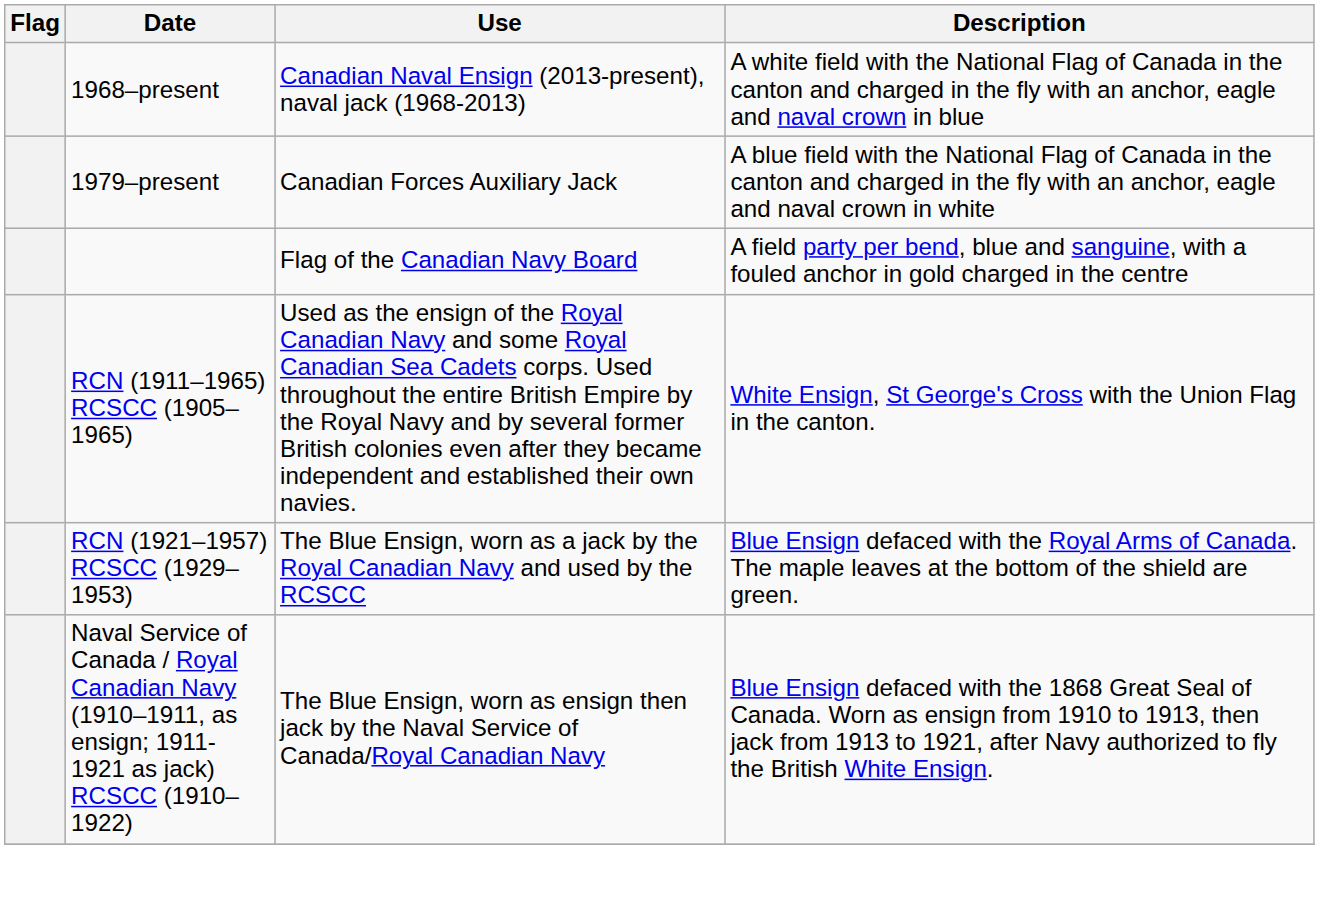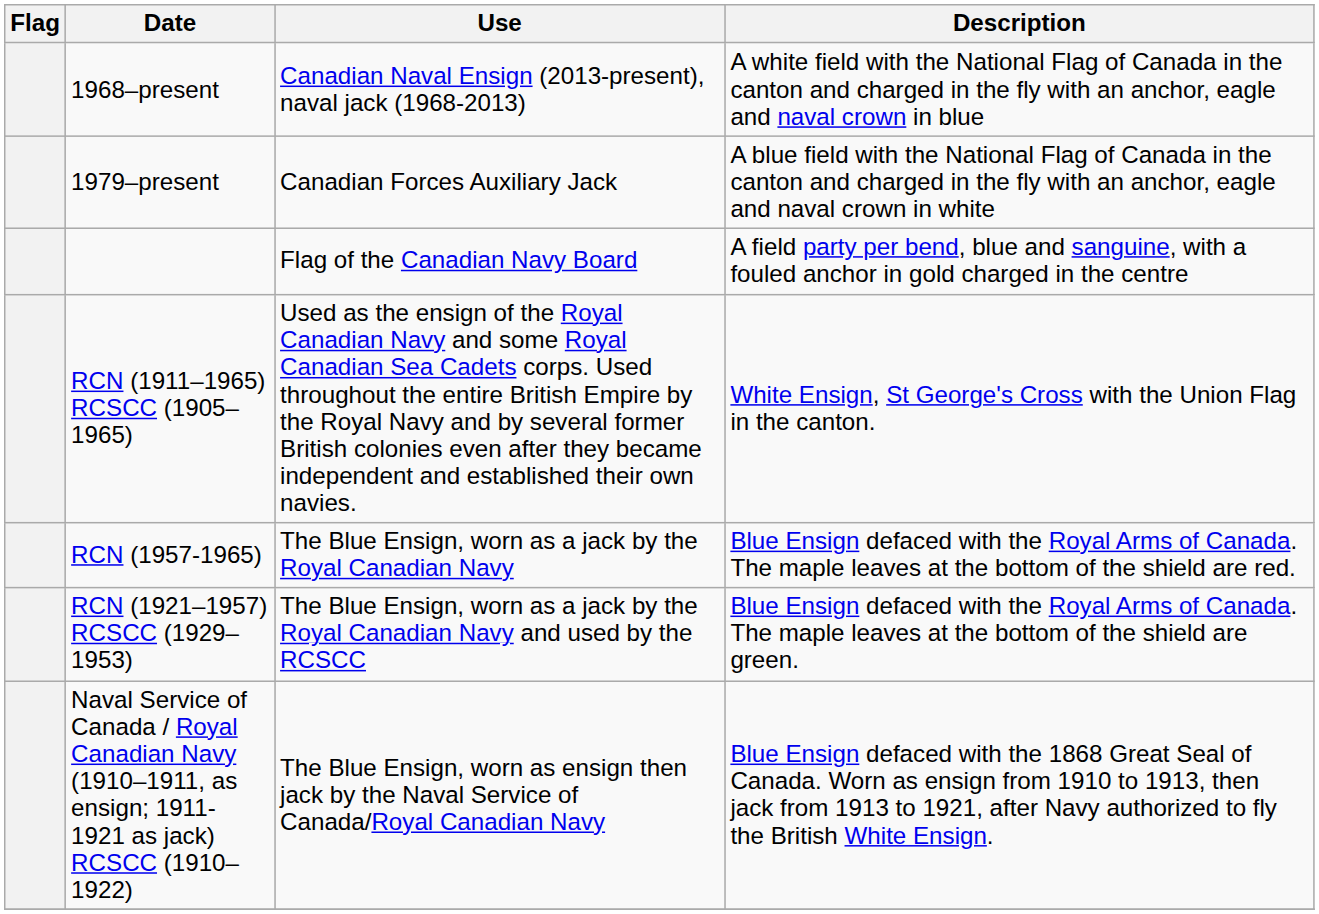+ row: (166, 554)
